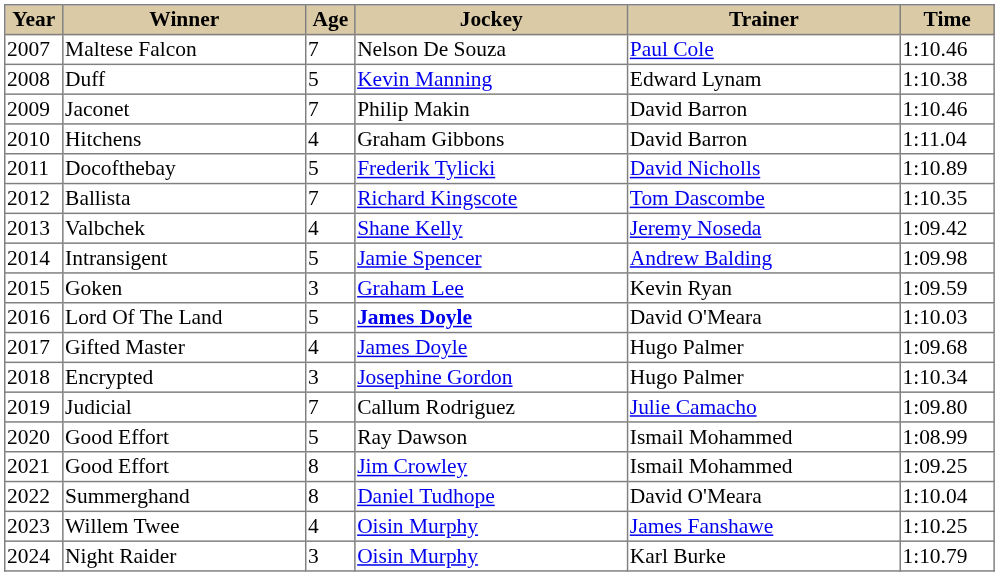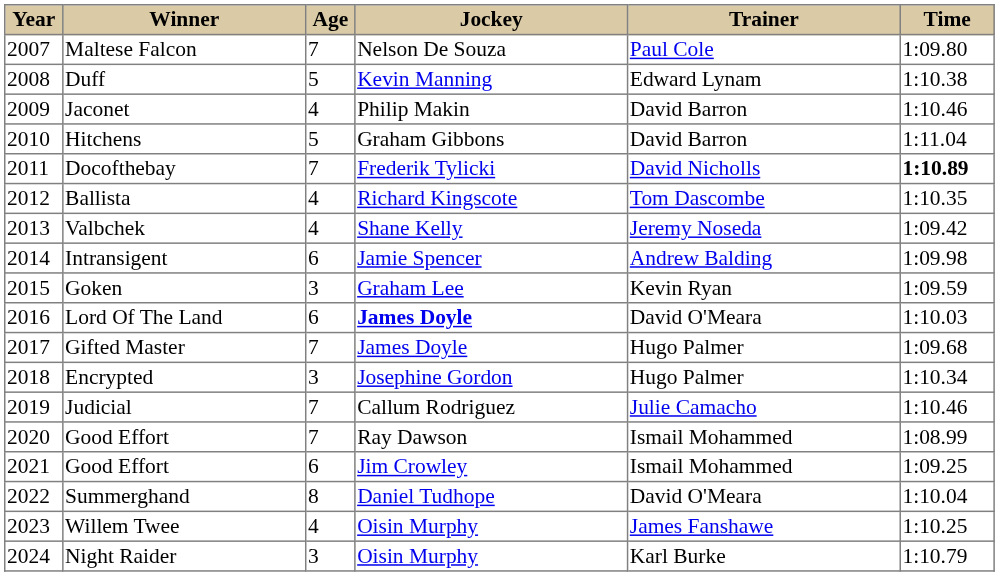(935, 49) 1:10.46 -> (935, 49) 1:09.80
(313, 108) 7 -> (313, 108) 4
(313, 138) 4 -> (313, 138) 5
(313, 168) 5 -> (313, 168) 7
(935, 168) normal -> (936, 168) bold
(313, 198) 7 -> (313, 198) 4
(313, 257) 5 -> (313, 257) 6
(313, 317) 5 -> (313, 317) 6
(313, 347) 4 -> (313, 347) 7
(935, 406) 1:09.80 -> (935, 406) 1:10.46
(313, 436) 5 -> (313, 436) 7
(313, 466) 8 -> (313, 466) 6
